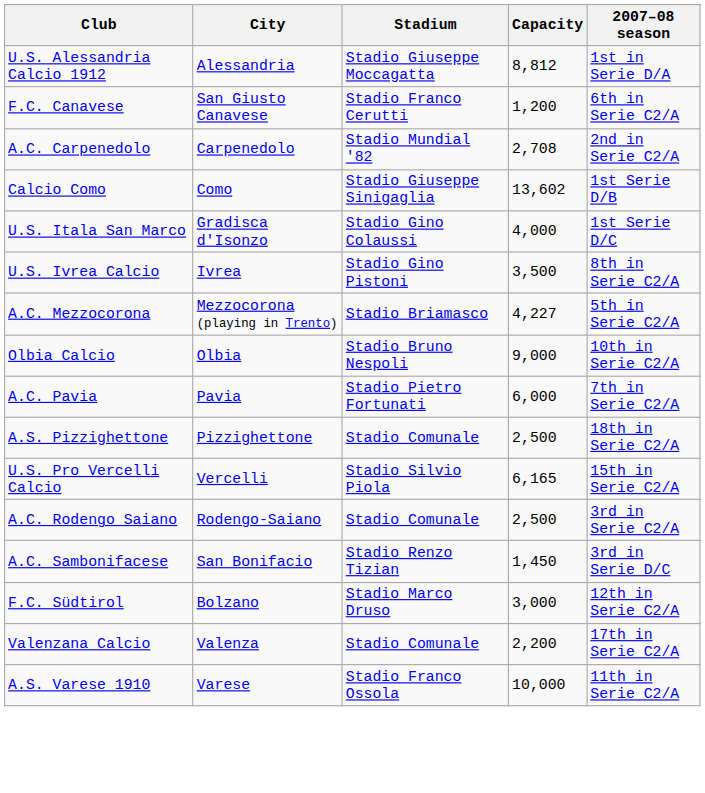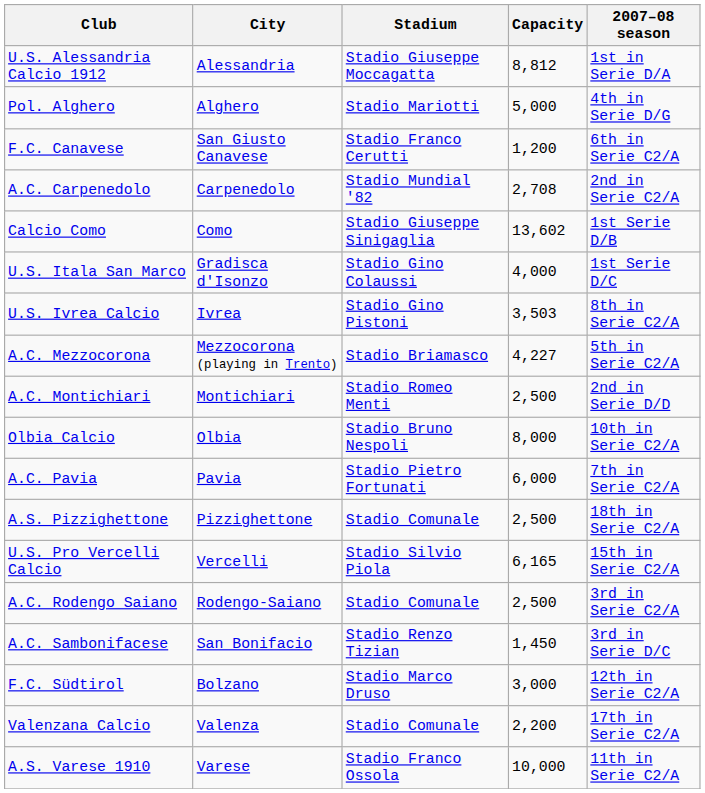+ row: (61, 108)
(534, 273) 3,500 -> (534, 314) 3,503
+ row: (79, 396)
(534, 355) 9,000 -> (534, 438) 8,000
